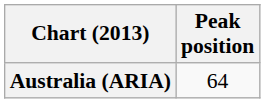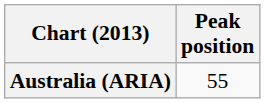(218, 80) 64 -> (218, 80) 55
